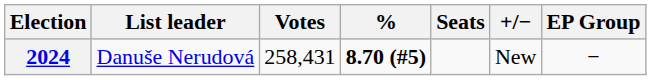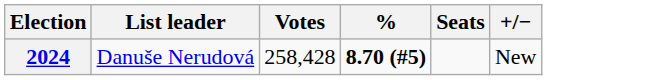- column: (593, 21)
(300, 56) 258,431 -> (300, 56) 258,428
